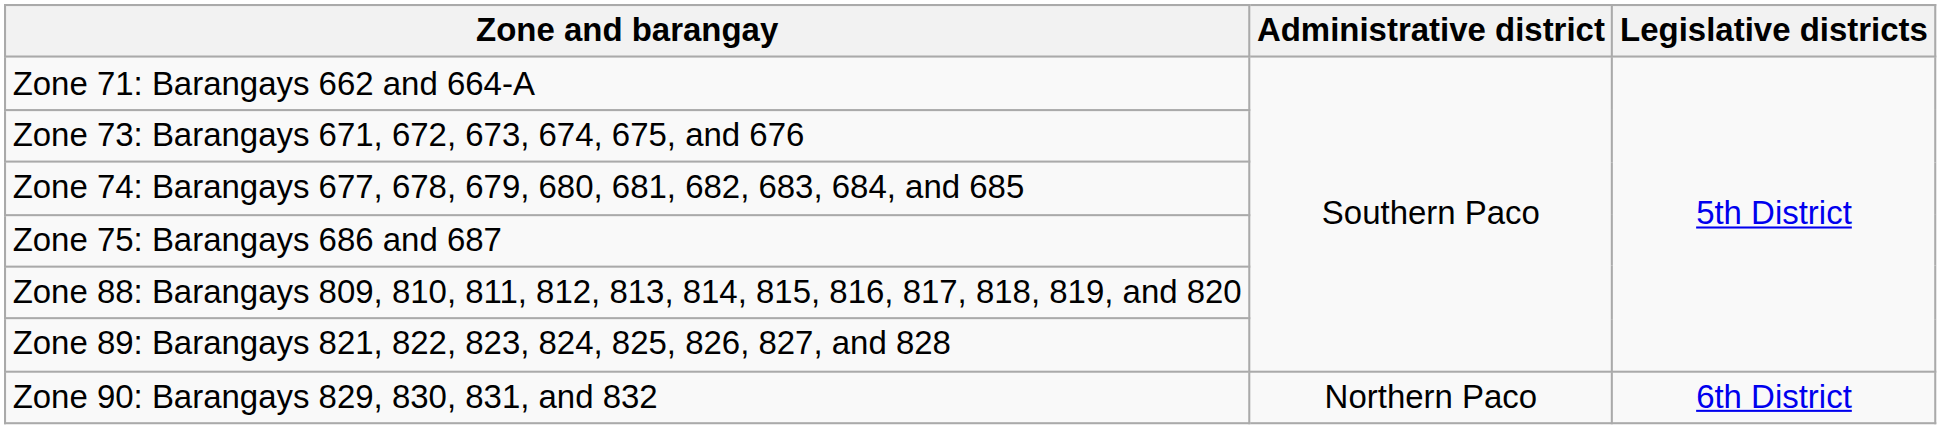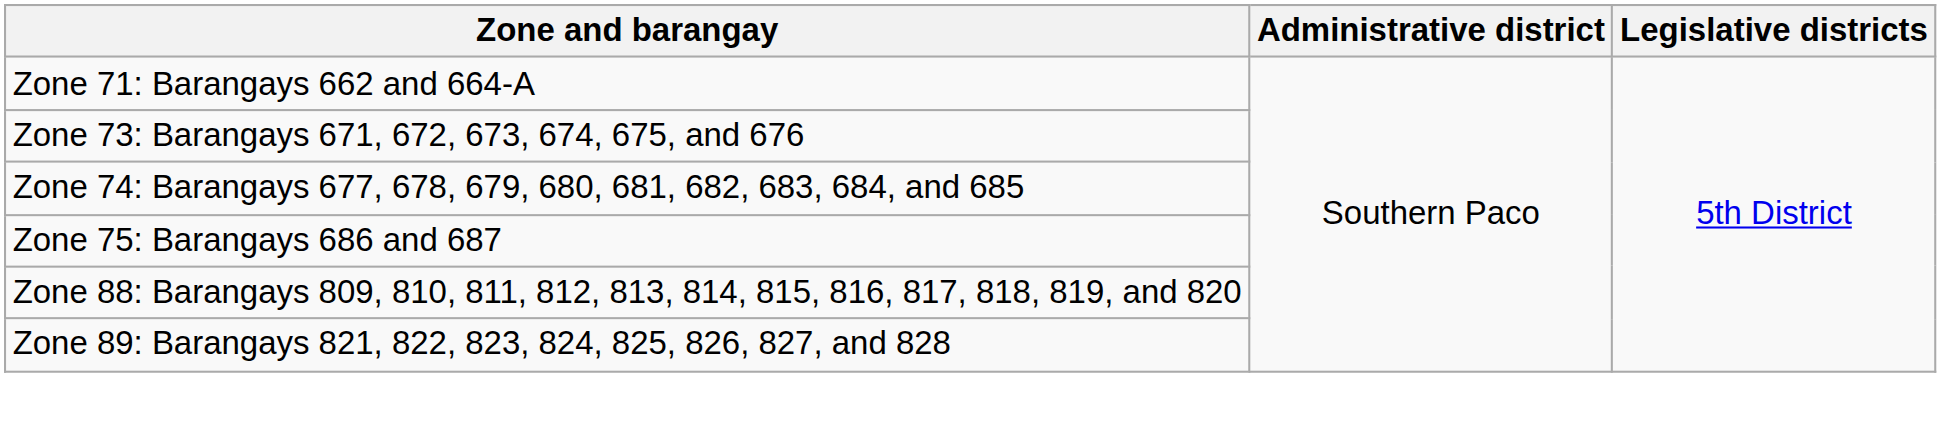- row: (335, 396)
